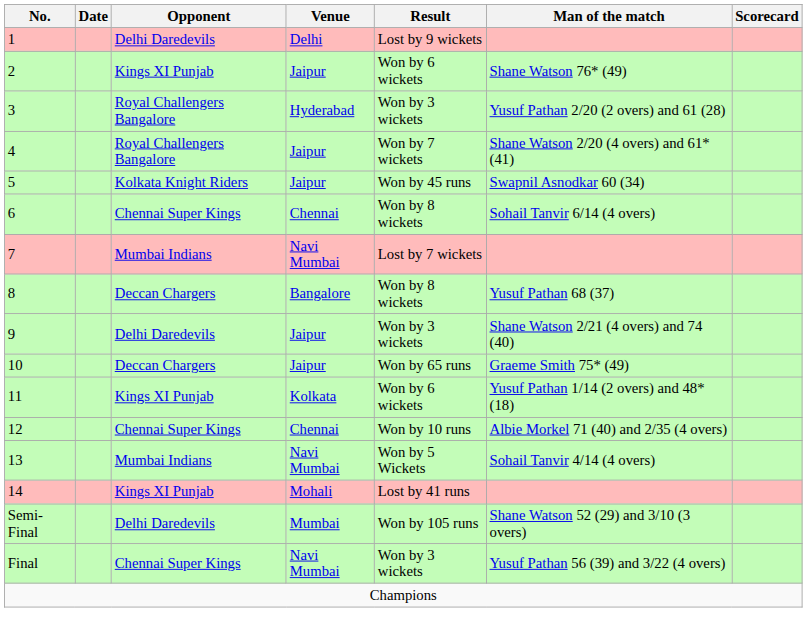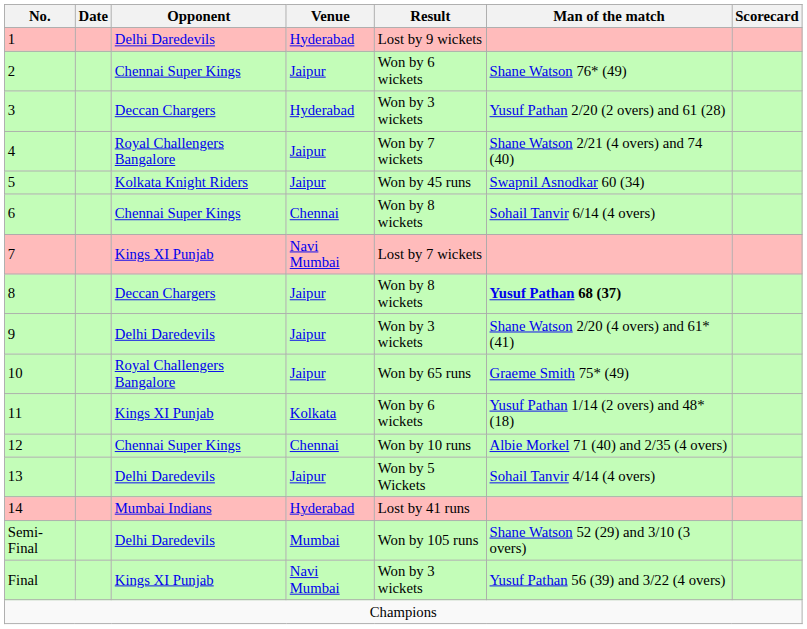(306, 39) Delhi -> (322, 39) Hyderabad
(164, 71) Kings XI Punjab -> (178, 71) Chennai Super Kings
(169, 111) Royal Challengers Bangalore -> (165, 111) Deccan Chargers
(600, 150) Shane Watson 2/20 (4 overs) and 61* (41) -> (596, 150) Shane Watson 2/21 (4 overs) and 74 (40)
(163, 254) Mumbai Indians -> (164, 254) Kings XI Punjab
(320, 294) Bangalore -> (308, 294) Jaipur
(552, 294) normal -> (555, 294) bold
(596, 333) Shane Watson 2/21 (4 overs) and 74 (40) -> (600, 333) Shane Watson 2/20 (4 overs) and 61* (41)
(165, 365) Deccan Chargers -> (169, 373) Royal Challengers Bangalore
(163, 460) Mumbai Indians -> (165, 476) Delhi Daredevils
(315, 460) Navi Mumbai -> (308, 476) Jaipur
(164, 492) Kings XI Punjab -> (163, 508) Mumbai Indians
(311, 492) Mohali -> (322, 508) Hyderabad
(178, 563) Chennai Super Kings -> (164, 580) Kings XI Punjab
